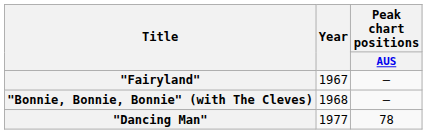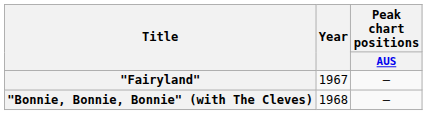- row: (160, 120)
